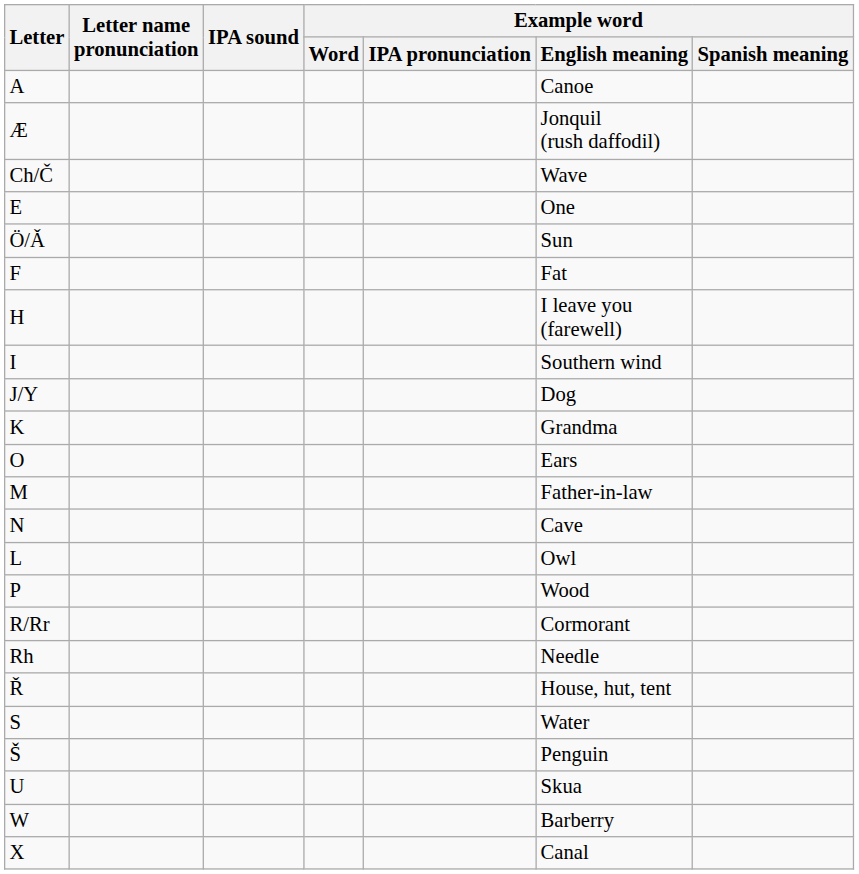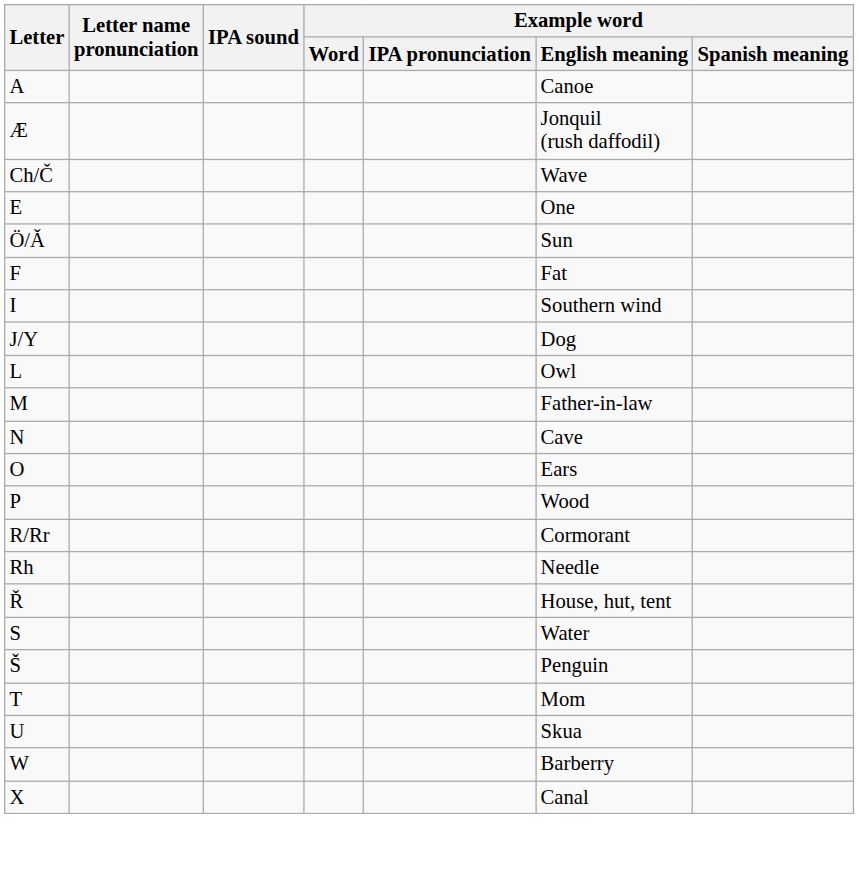- row: (17, 317)
- row: (17, 427)
rows swapped: (16, 558) <-> (17, 460)
+ row: (16, 698)
